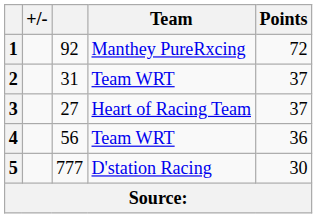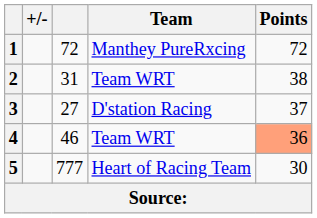(70, 49) 92 -> (70, 49) 72
(299, 79) 37 -> (299, 79) 38
(171, 109) Heart of Racing Team -> (152, 109) D'station Racing
(70, 138) 56 -> (70, 138) 46
(299, 138) no background -> (299, 138) lightsalmon background
(152, 168) D'station Racing -> (171, 168) Heart of Racing Team
